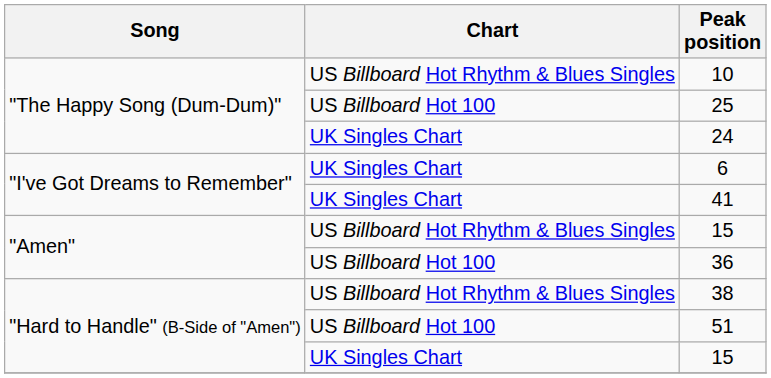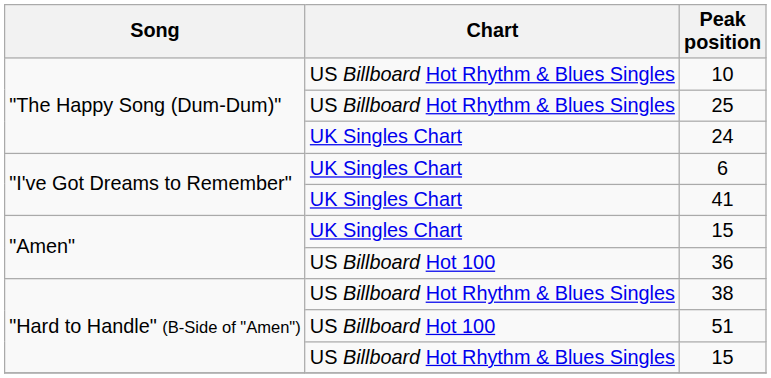(403, 105) US Billboard Hot 100 -> (492, 105) US Billboard Hot Rhythm & Blues Singles
(492, 231) US Billboard Hot Rhythm & Blues Singles -> (386, 231) UK Singles Chart
(386, 357) UK Singles Chart -> (492, 357) US Billboard Hot Rhythm & Blues Singles
